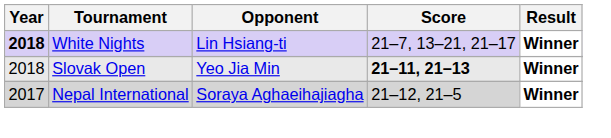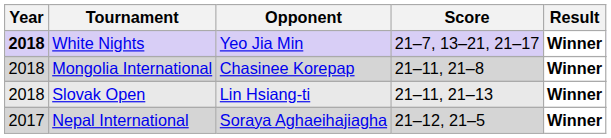(242, 44) Lin Hsiang-ti -> (262, 44) Yeo Jia Min
+ row: (132, 69)
(238, 69) Yeo Jia Min -> (265, 95) Lin Hsiang-ti
(421, 69) bold -> (444, 95) normal
